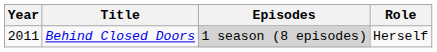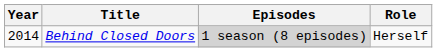(23, 37) 2011 -> (23, 37) 2014
